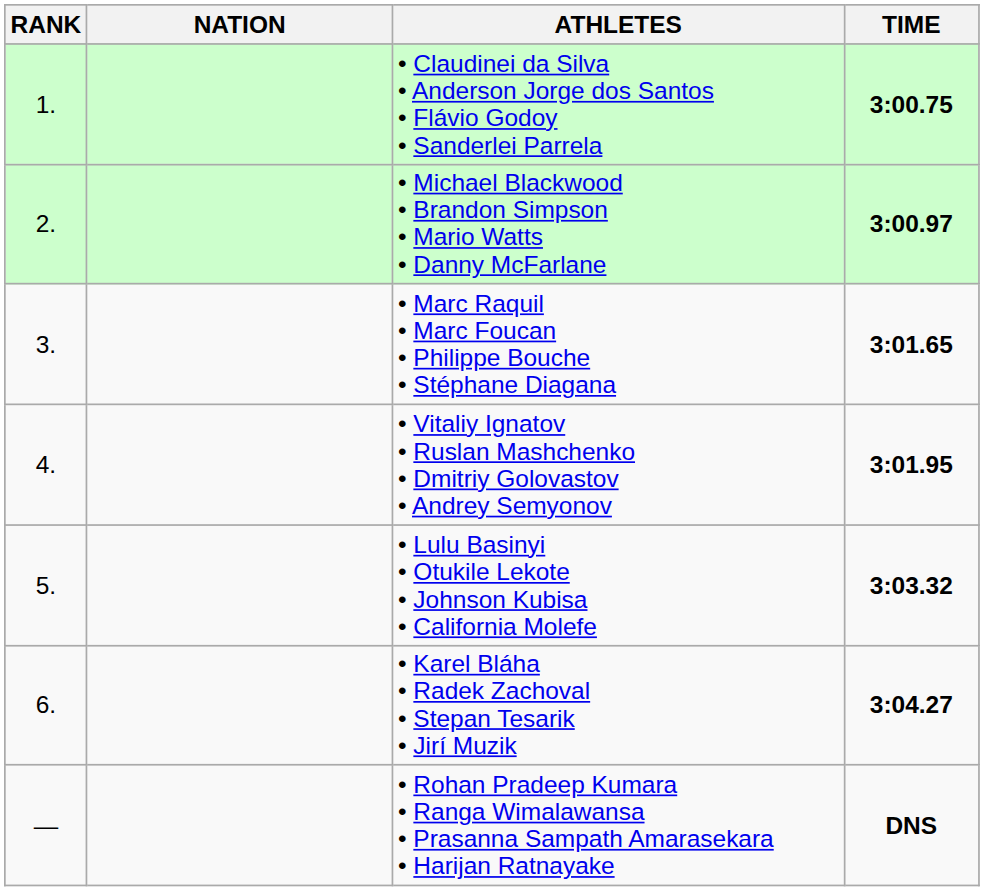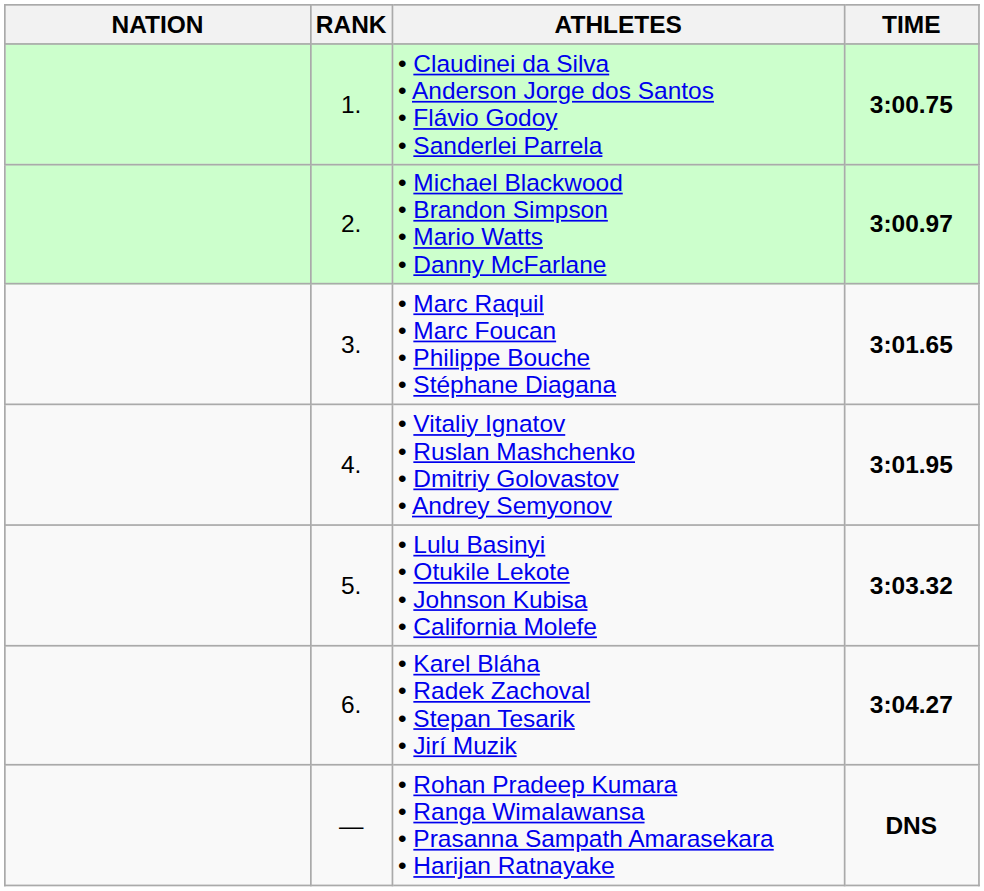columns swapped: (46, 25) <-> (240, 25)
